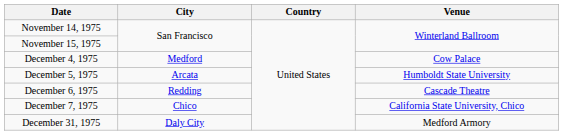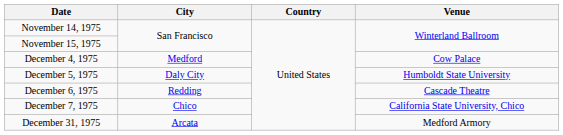(185, 75) Arcata -> (185, 75) Daly City
(185, 122) Daly City -> (185, 122) Arcata
